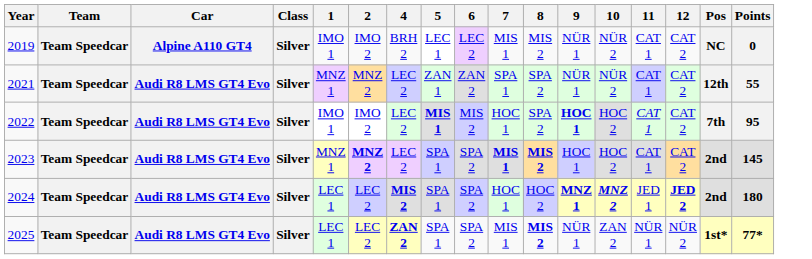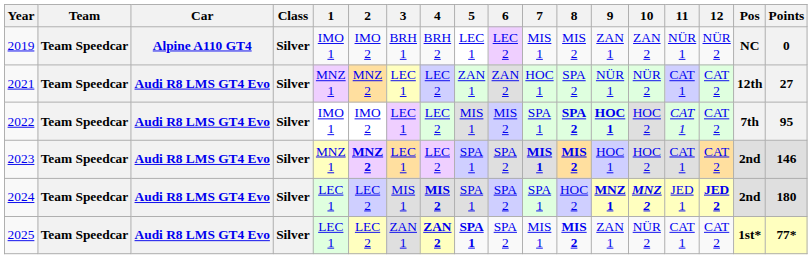+ column: (403, 15)
(576, 45) NÜR 1 -> (610, 45) ZAN 1
(613, 45) NÜR 2 -> (647, 45) ZAN 2
(648, 45) CAT 1 -> (682, 45) NÜR 1
(683, 45) CAT 2 -> (717, 45) NÜR 2
(506, 83) SPA 1 -> (539, 83) HOC 1
(753, 83) 55 -> (786, 83) 27
(438, 121) bold -> (472, 121) normal
(506, 121) HOC 1 -> (539, 121) SPA 1
(540, 121) normal -> (574, 121) bold
(753, 159) 145 -> (786, 159) 146
(506, 197) HOC 1 -> (539, 197) SPA 1
(438, 235) normal -> (472, 235) bold
(576, 235) NÜR 1 -> (610, 235) ZAN 1
(613, 235) ZAN 2 -> (647, 235) NÜR 2
(648, 235) NÜR 1 -> (682, 235) CAT 1
(683, 235) NÜR 2 -> (717, 235) CAT 2
